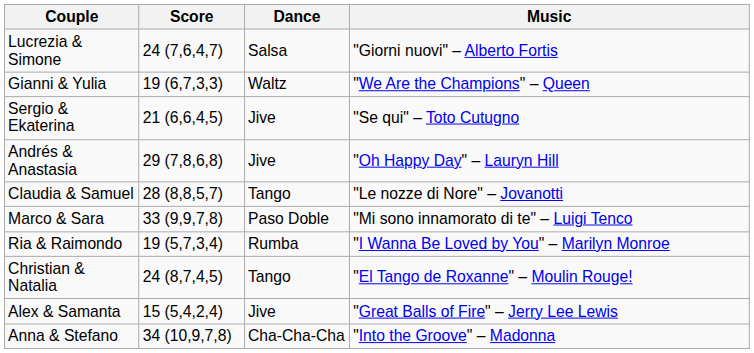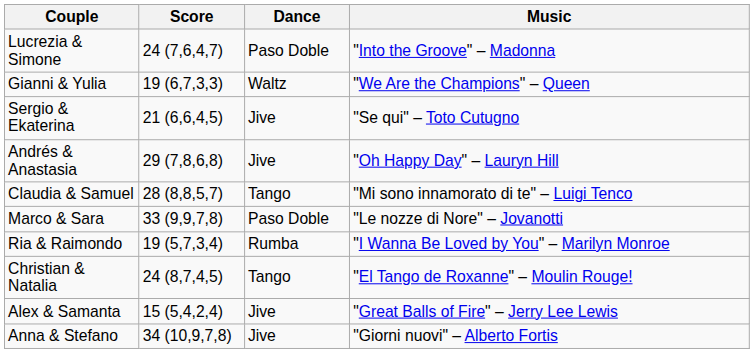(268, 50) Salsa -> (288, 50) Paso Doble
(455, 50) "Giorni nuovi" – Alberto Fortis -> (454, 50) "Into the Groove" – Madonna
(458, 194) "Le nozze di Nore" – Jovanotti -> (493, 194) "Mi sono innamorato di te" – Luigi Tenco
(493, 219) "Mi sono innamorato di te" – Luigi Tenco -> (458, 219) "Le nozze di Nore" – Jovanotti
(296, 336) Cha-Cha-Cha -> (262, 336) Jive
(454, 336) "Into the Groove" – Madonna -> (455, 336) "Giorni nuovi" – Alberto Fortis
